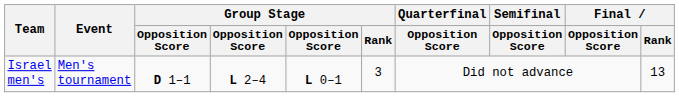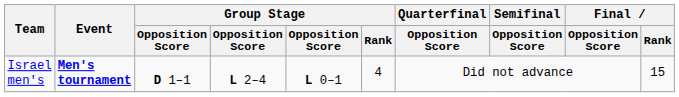(94, 73) normal -> (94, 73) bold
(378, 73) 3 -> (378, 73) 4
(658, 73) 13 -> (658, 73) 15
